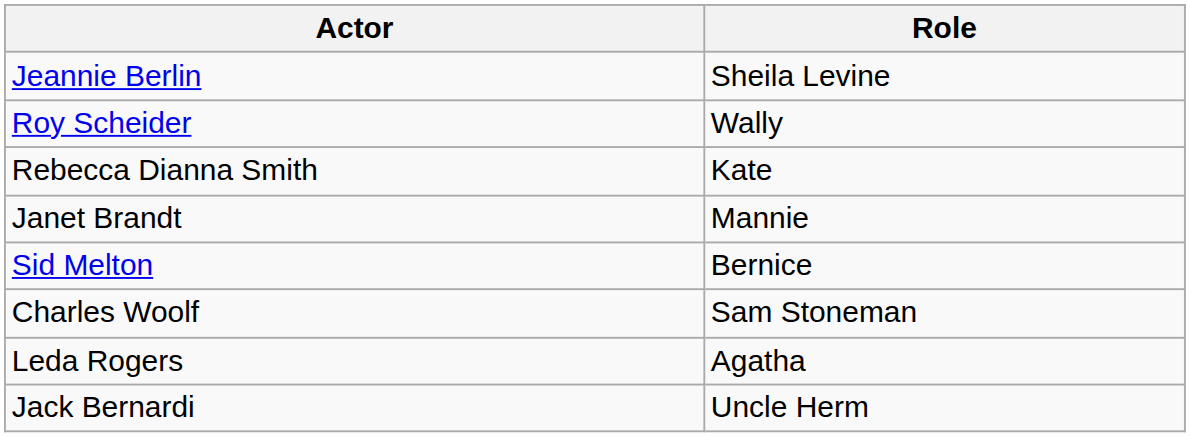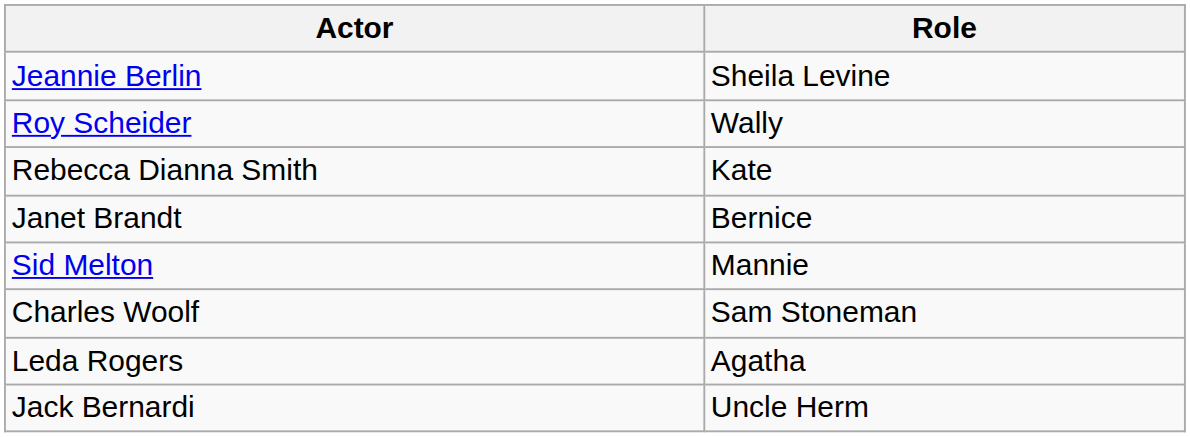(760, 218) Mannie -> (762, 218) Bernice
(762, 265) Bernice -> (760, 265) Mannie
